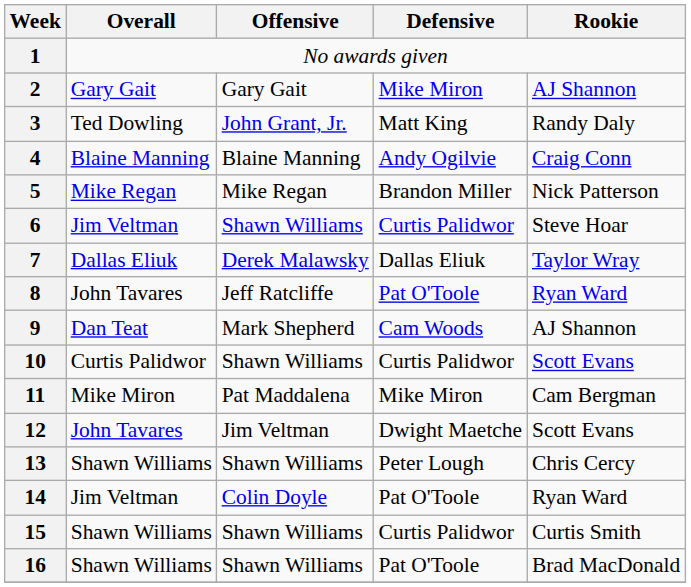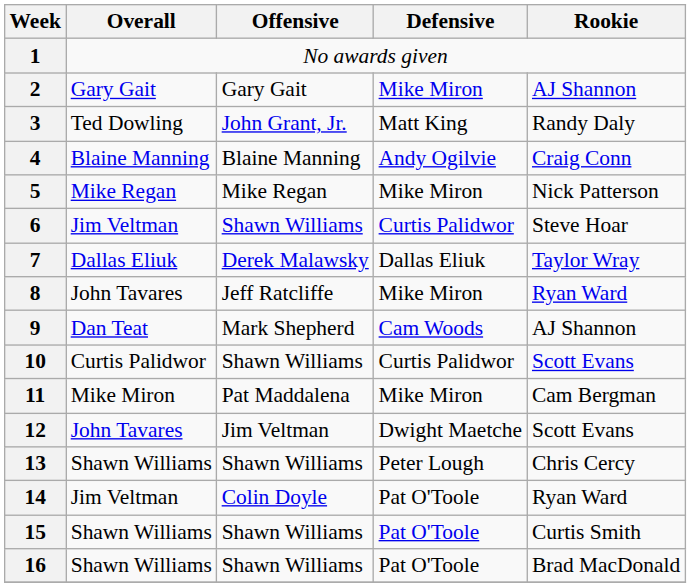(445, 191) Brandon Miller -> (431, 191) Mike Miron
(429, 293) Pat O'Toole -> (431, 293) Mike Miron
(446, 531) Curtis Palidwor -> (429, 531) Pat O'Toole
